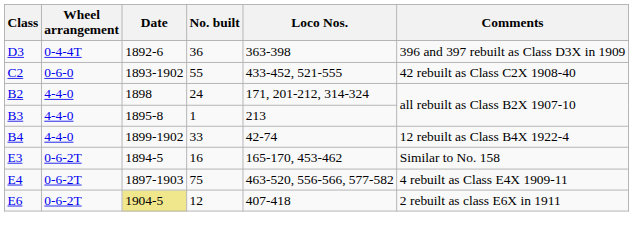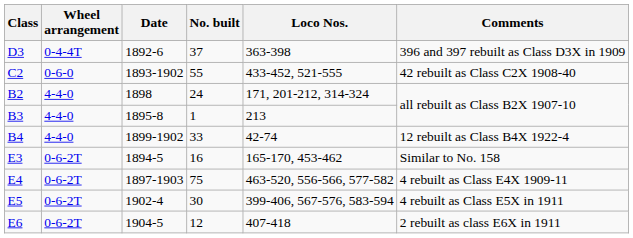(196, 51) 36 -> (196, 51) 37
+ row: (15, 200)
(144, 200) khaki background -> (144, 222) no background
